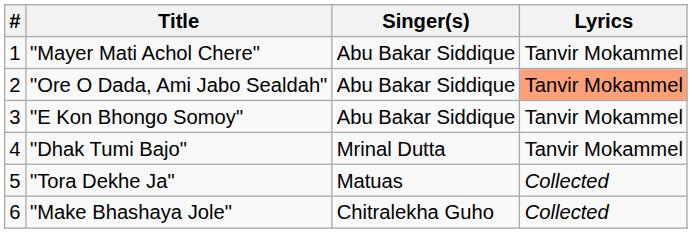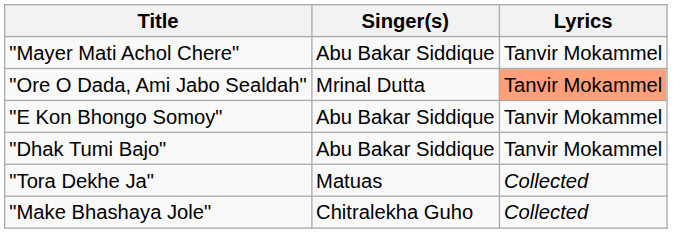- column: (15, 21)
(426, 85) Abu Bakar Siddique -> (370, 85) Mrinal Dutta
(391, 149) Mrinal Dutta -> (405, 149) Abu Bakar Siddique
